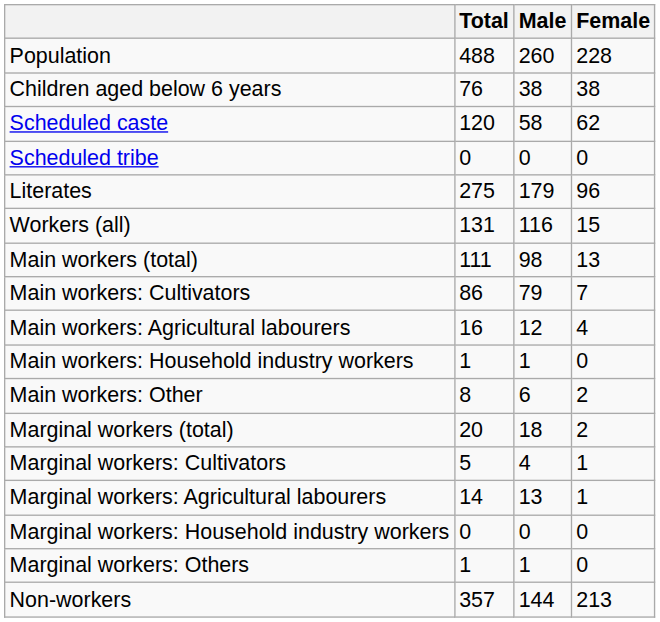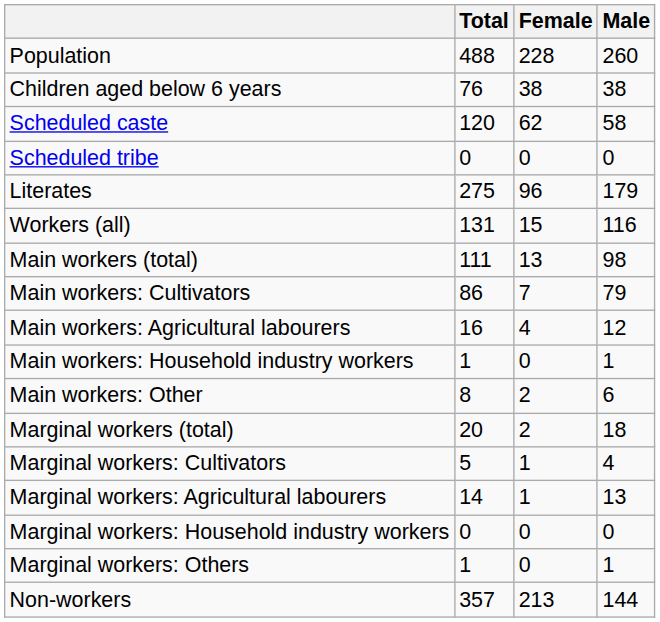columns swapped: (543, 21) <-> (613, 21)
